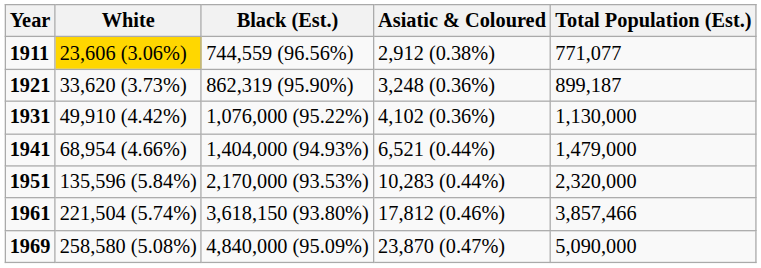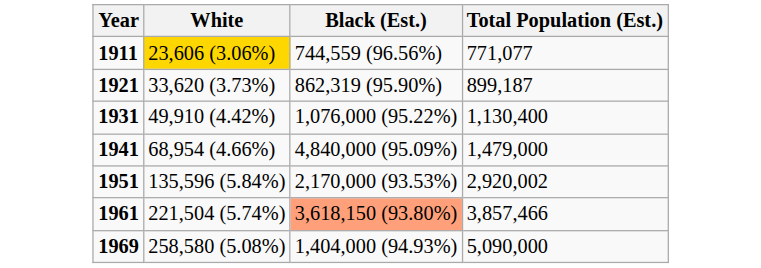- column: (462, 20)
(596, 117) 1,130,000 -> (507, 117) 1,130,400
(287, 149) 1,404,000 (94.93%) -> (376, 149) 4,840,000 (95.09%)
(596, 181) 2,320,000 -> (507, 181) 2,920,002
(287, 213) no background -> (376, 213) lightsalmon background
(287, 246) 4,840,000 (95.09%) -> (376, 246) 1,404,000 (94.93%)
